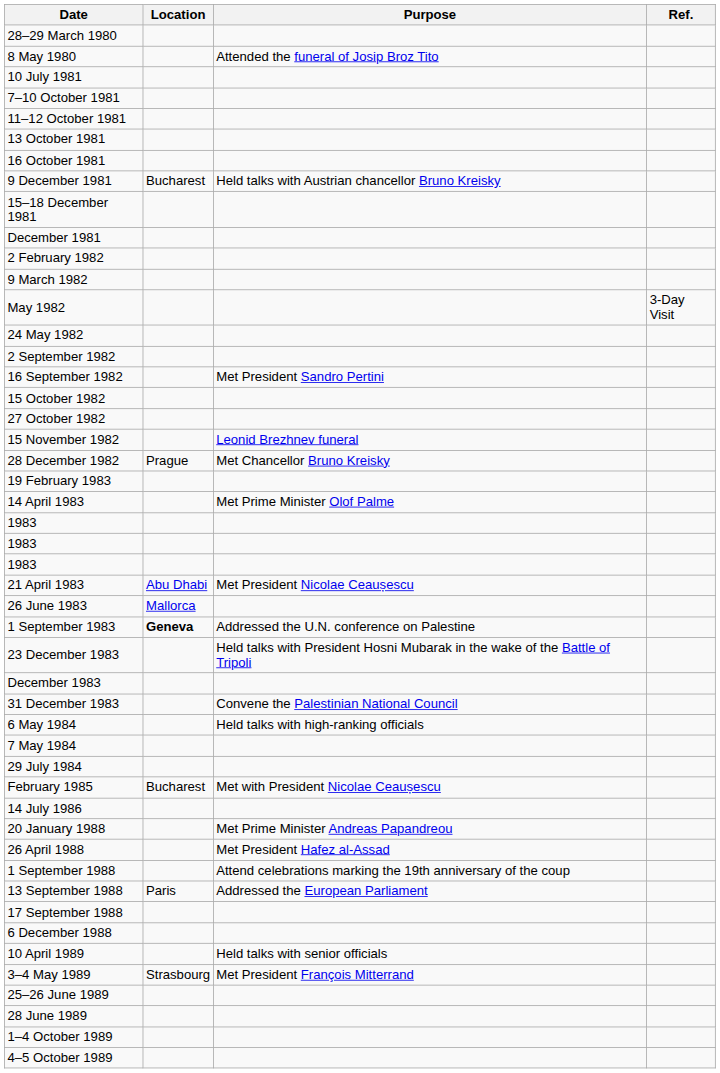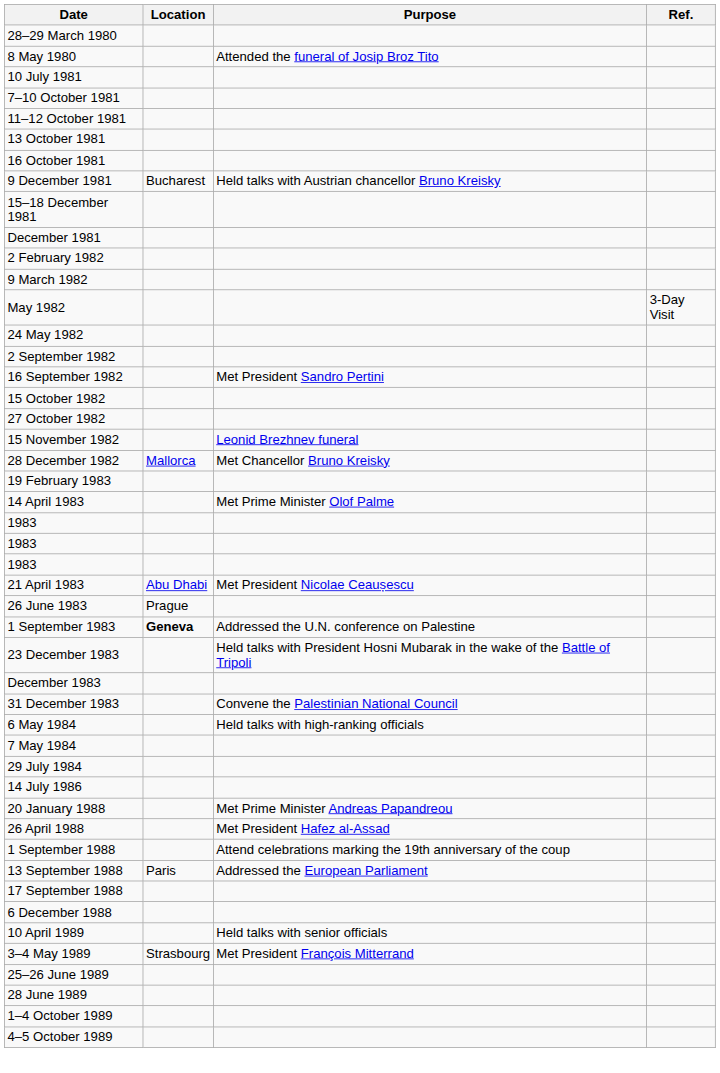(167, 460) Prague -> (171, 460) Mallorca
(171, 606) Mallorca -> (167, 606) Prague
- row: (50, 787)
